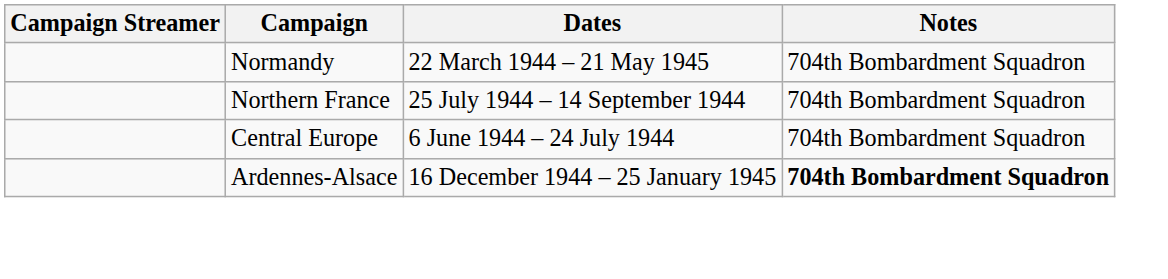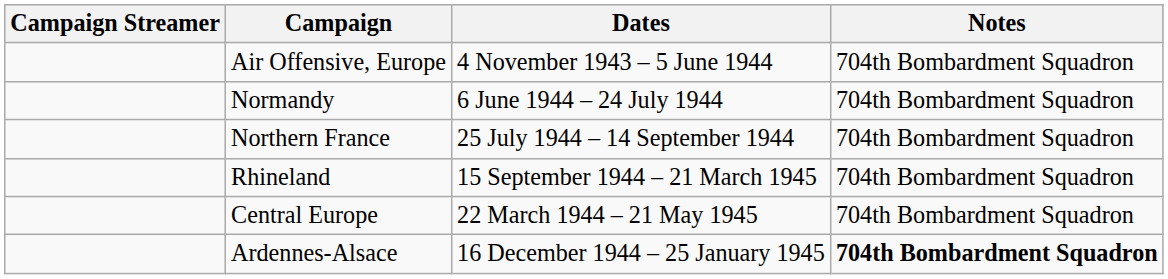+ row: (339, 61)
(559, 61) 22 March 1944 – 21 May 1945 -> (590, 100) 6 June 1944 – 24 July 1944
+ row: (281, 176)
(541, 138) 6 June 1944 – 24 July 1944 -> (607, 215) 22 March 1944 – 21 May 1945
